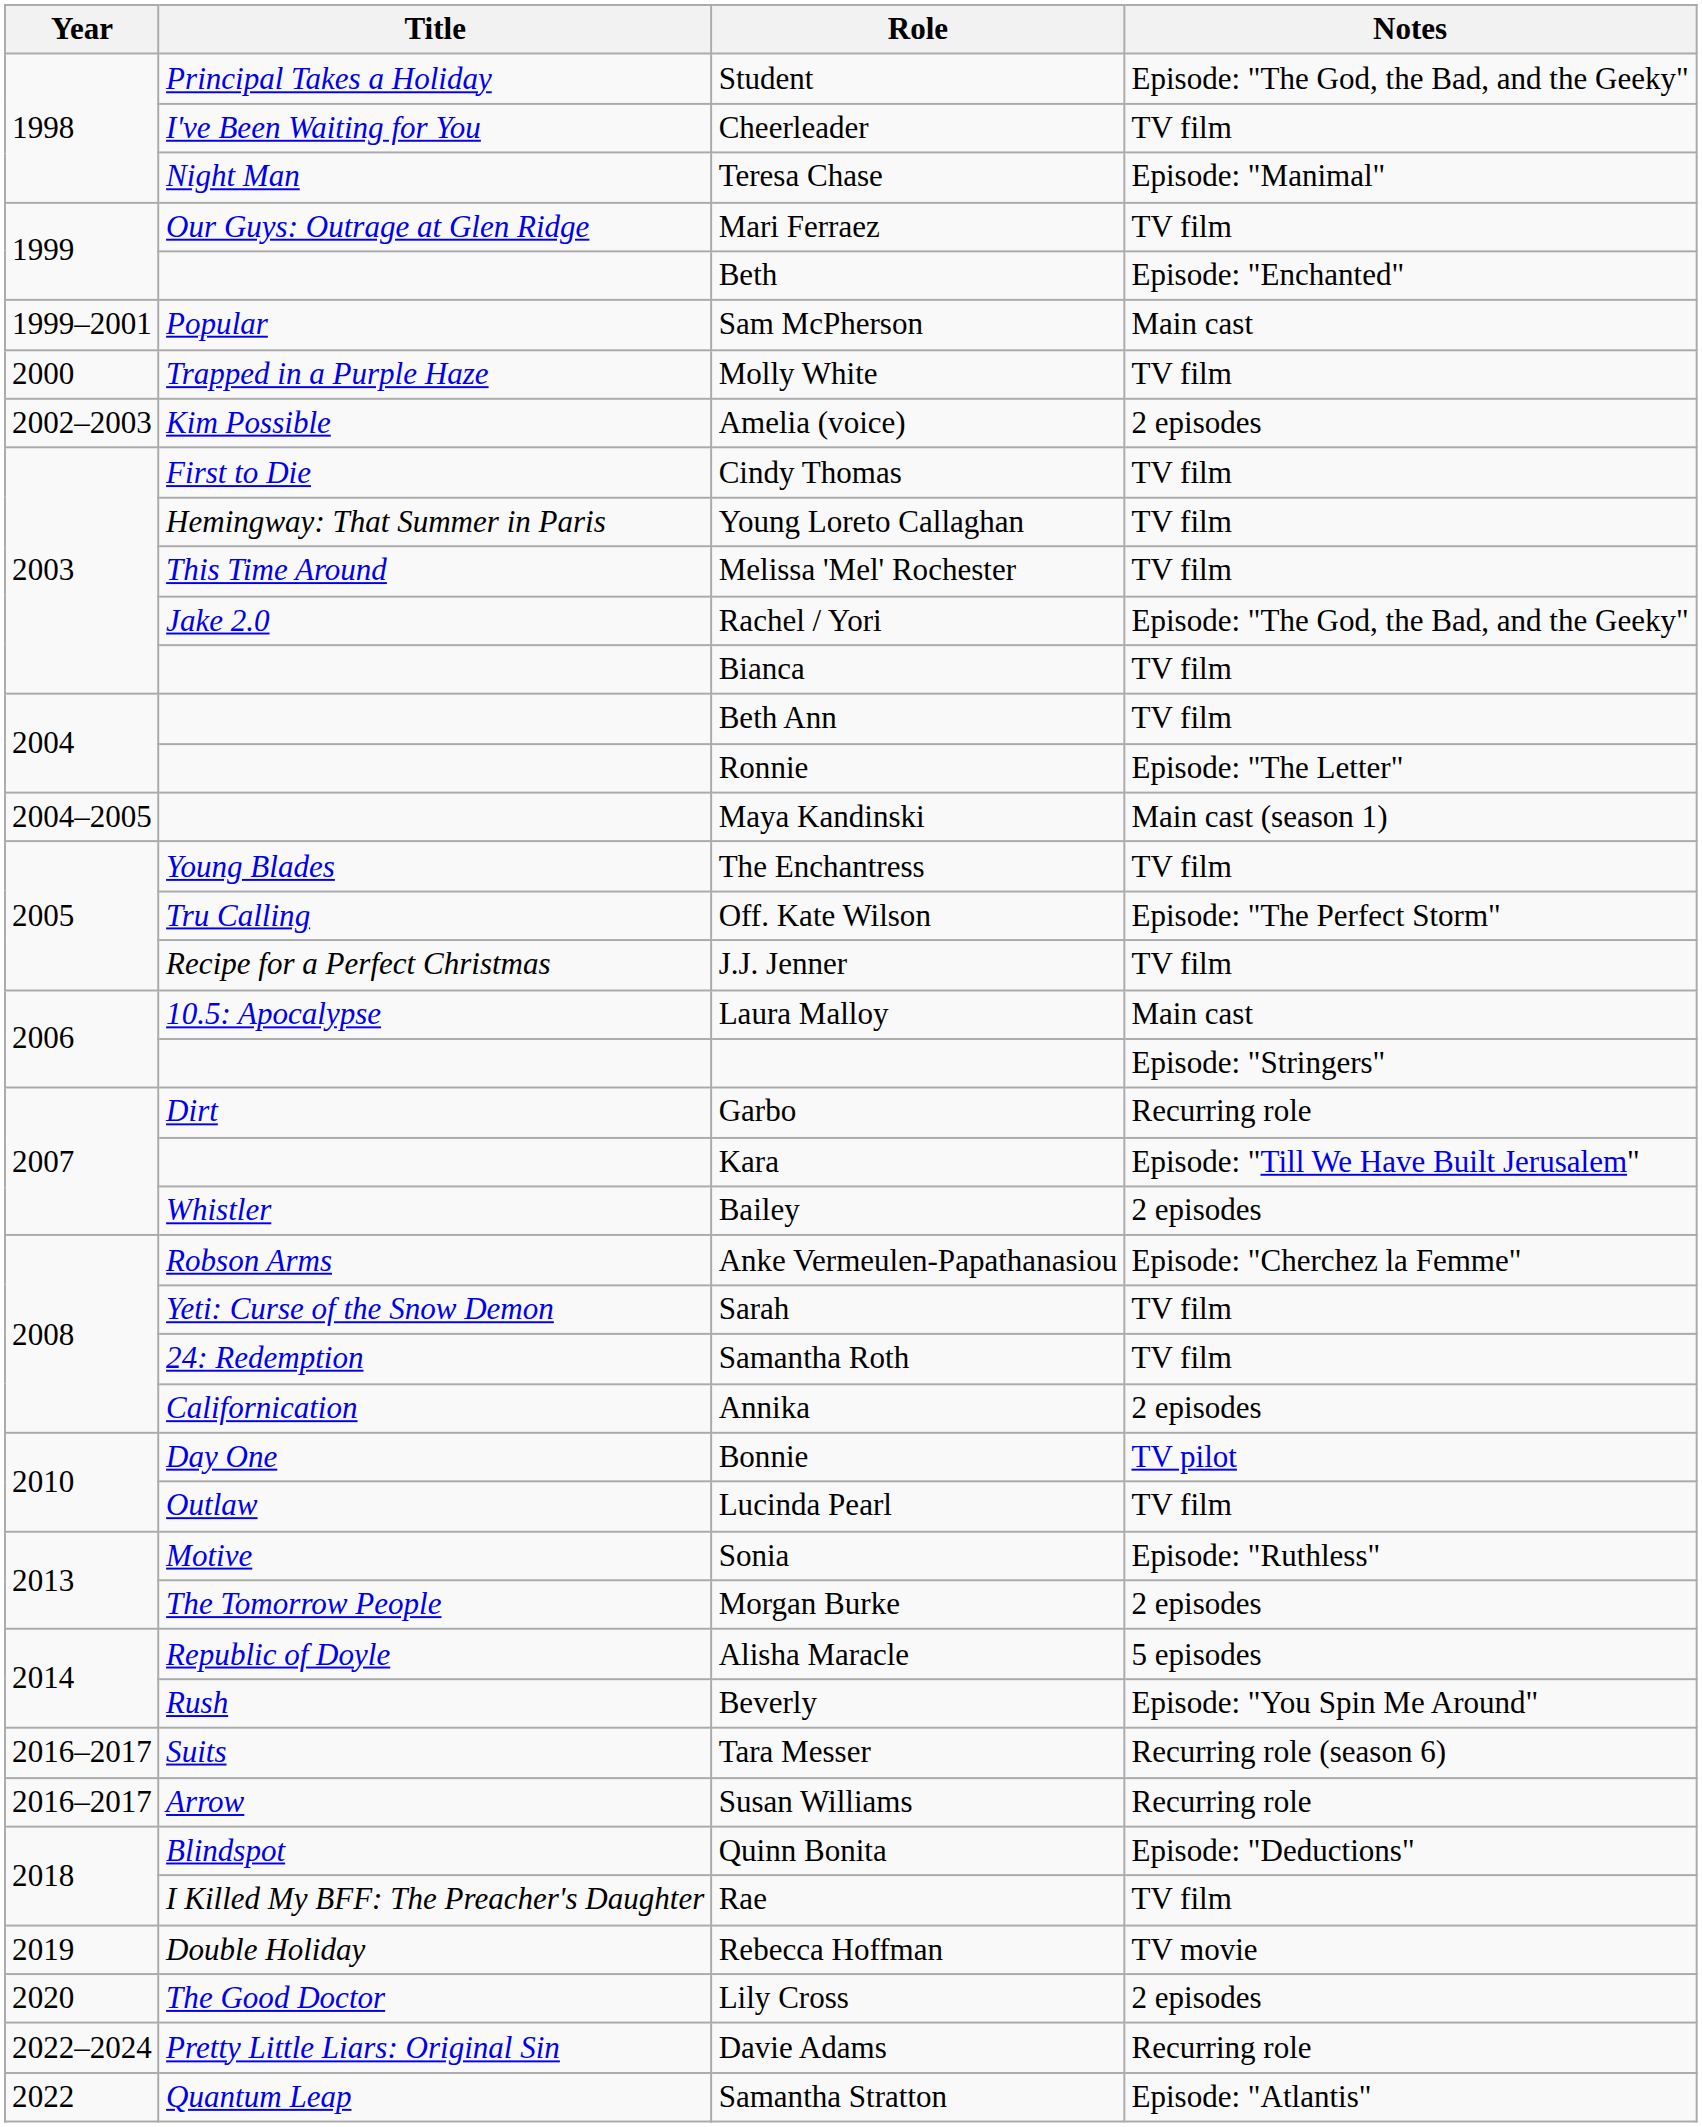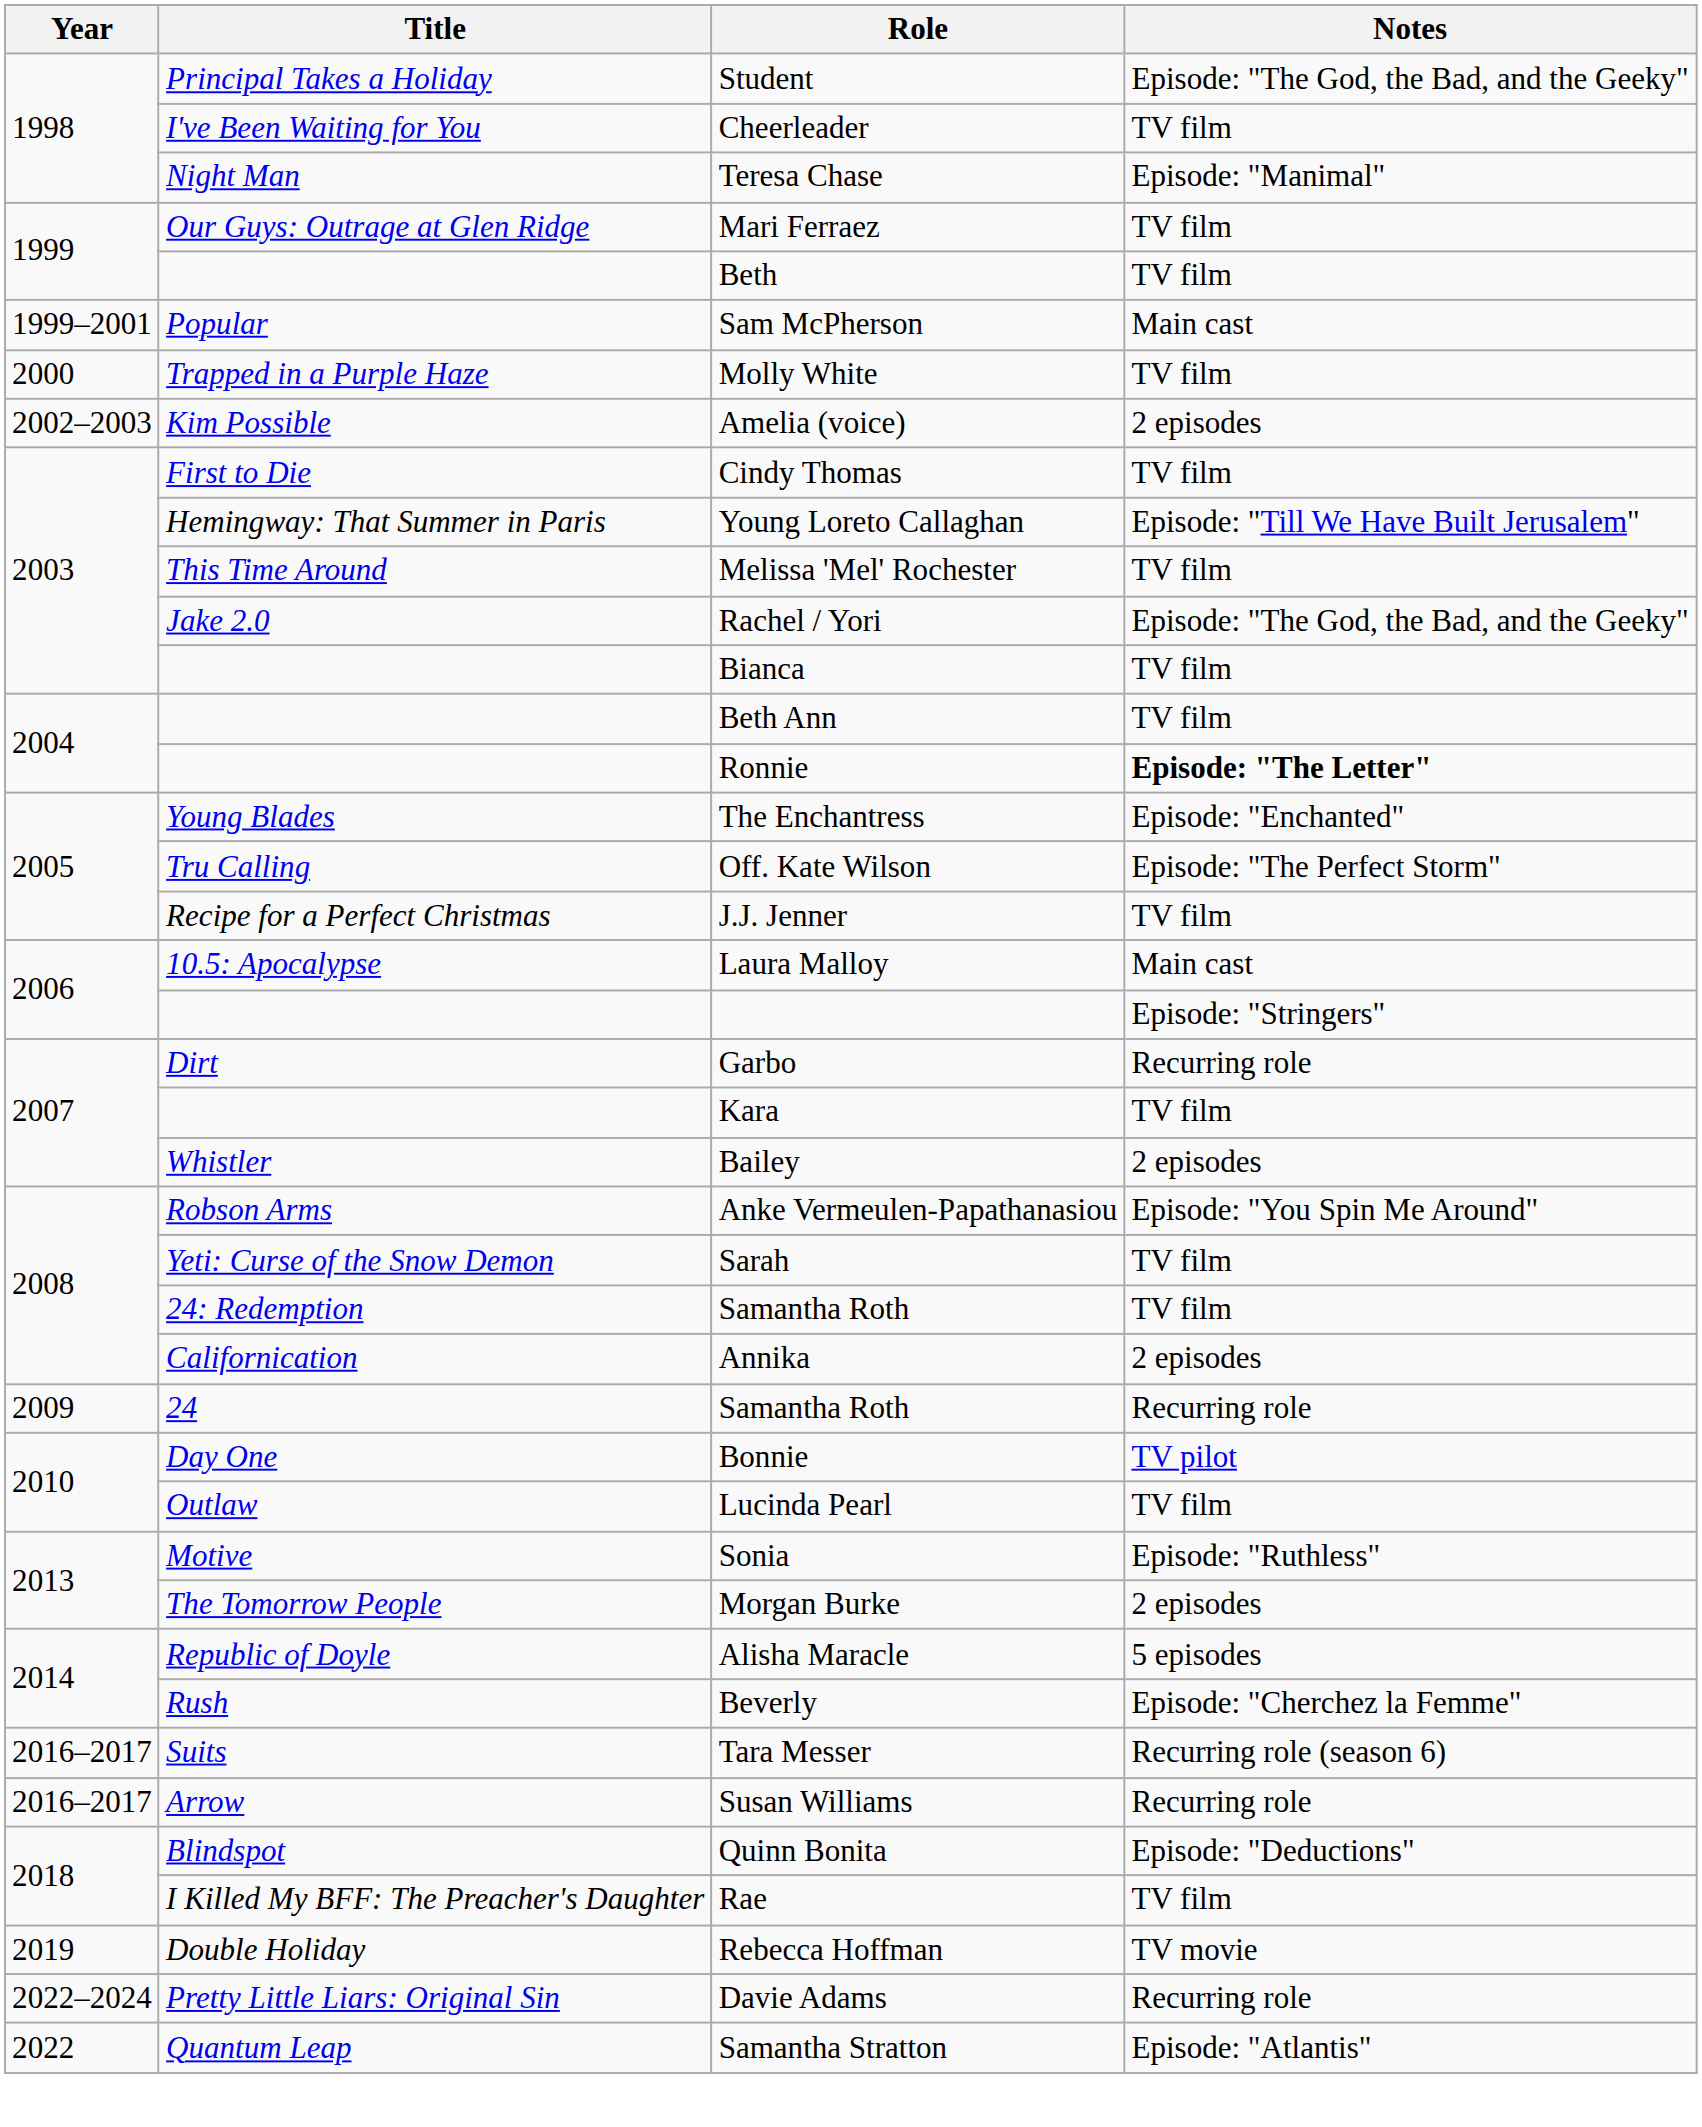(1268, 275) Episode: "Enchanted" -> (1182, 275) TV film
(1182, 521) TV film -> (1386, 521) Episode: "Till We Have Built Jerusalem"
(1267, 767) normal -> (1281, 767) bold
- row: (435, 817)
(1182, 865) TV film -> (1268, 816) Episode: "Enchanted"
(1386, 1161) Episode: "Till We Have Built Jerusalem" -> (1182, 1112) TV film
(1326, 1259) Episode: "Cherchez la Femme" -> (1335, 1210) Episode: "You Spin Me Around"
+ row: (182, 1407)
(1335, 1702) Episode: "You Spin Me Around" -> (1326, 1702) Episode: "Cherchez la Femme"
- row: (276, 1998)
